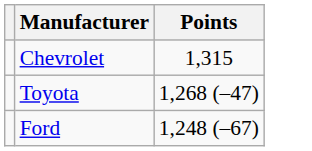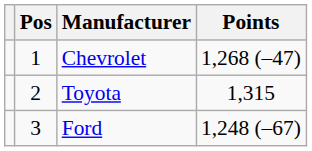+ column: (36, 22)
(209, 57) 1,315 -> (251, 57) 1,268 (–47)
(209, 93) 1,268 (–47) -> (251, 93) 1,315
